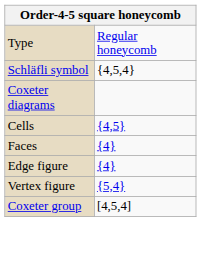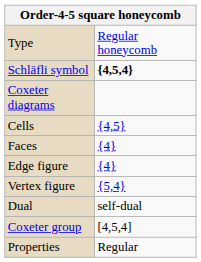(116, 70) normal -> (115, 70) bold
+ row: (20, 206)
+ row: (34, 247)
